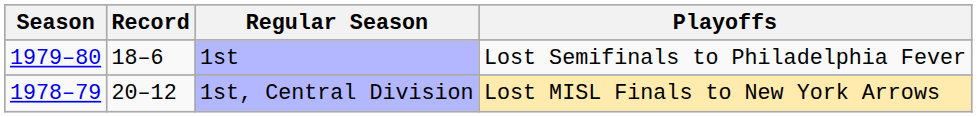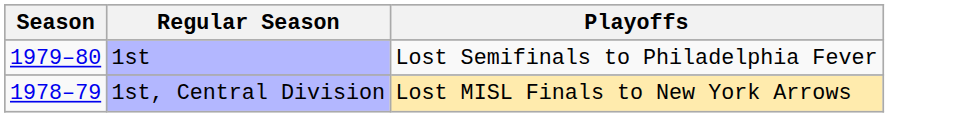- column: (151, 23)
